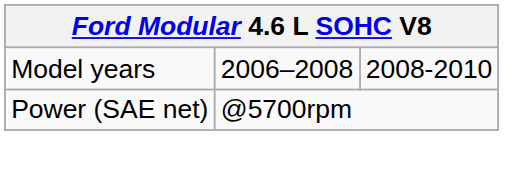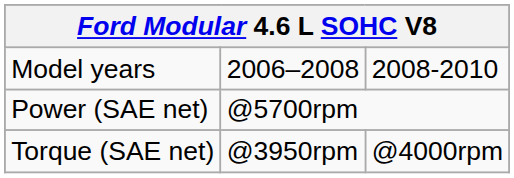+ row: (113, 152)
